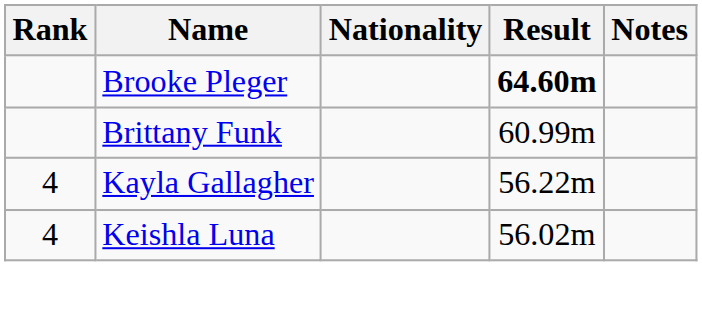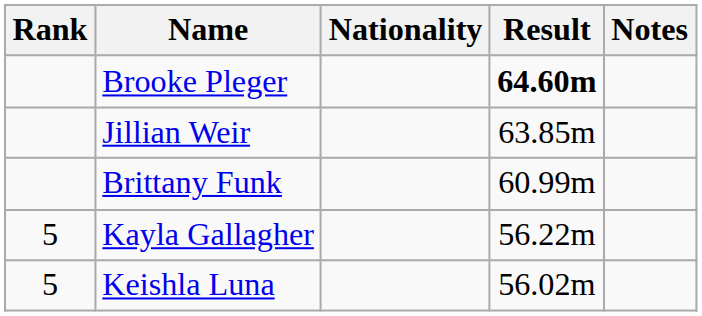+ row: (176, 132)
(50, 183) 4 -> (50, 234) 5
(50, 234) 4 -> (50, 285) 5
